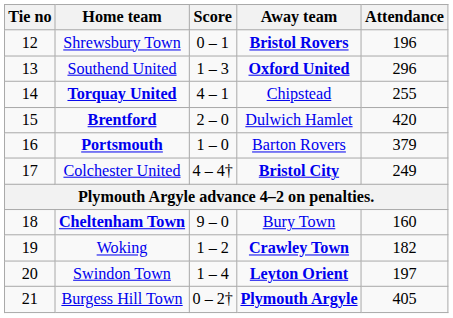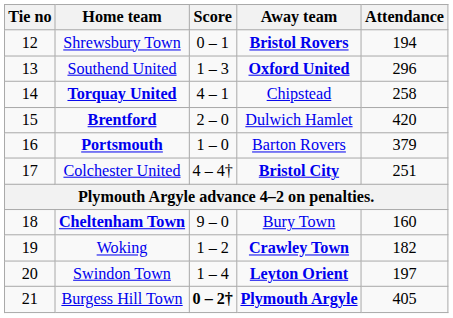(405, 42) 196 -> (405, 42) 194
(405, 94) 255 -> (405, 94) 258
(405, 171) 249 -> (405, 171) 251
(213, 299) normal -> (213, 299) bold
